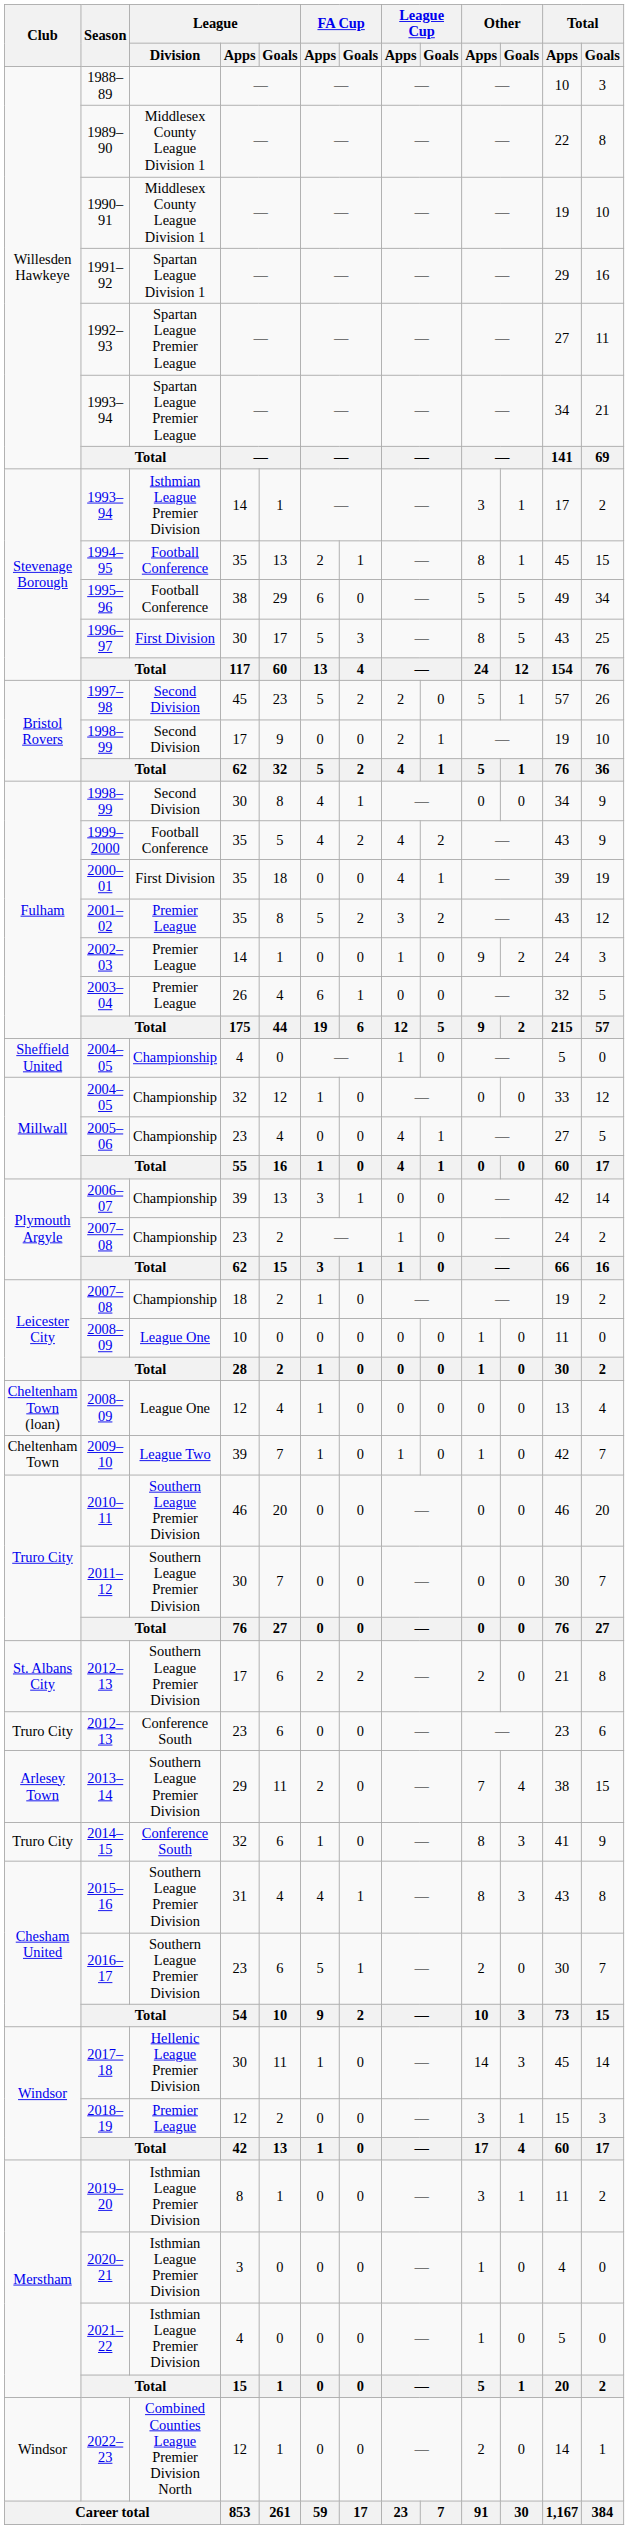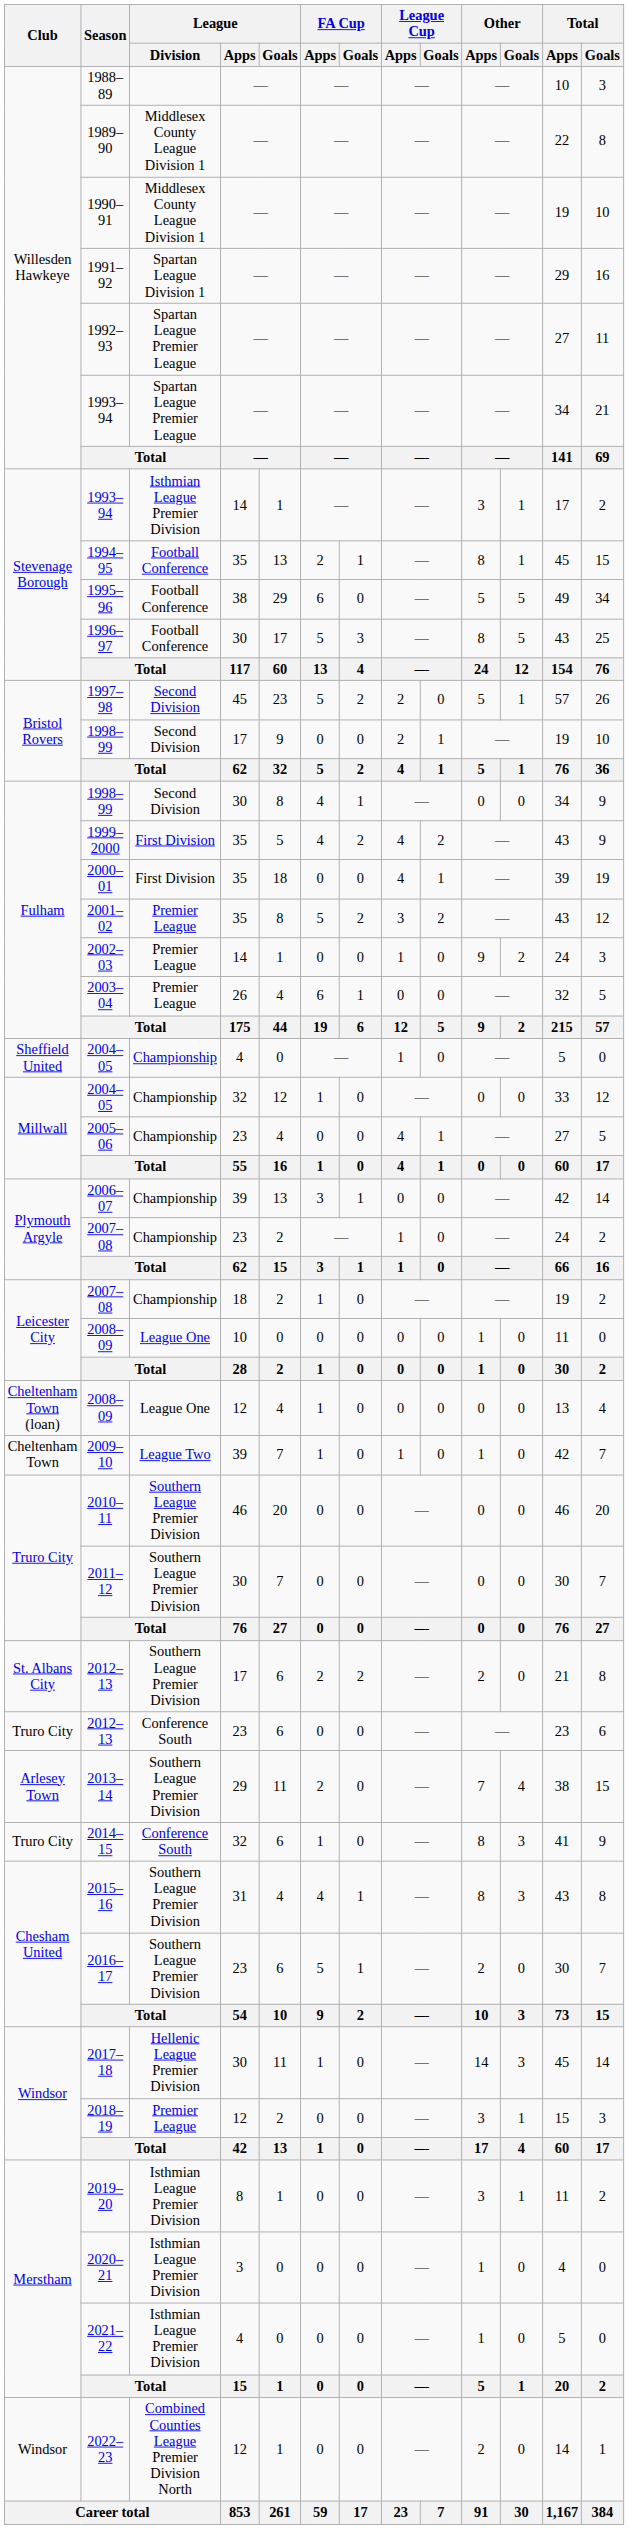(175, 638) First Division -> (175, 638) Football Conference
(175, 840) Football Conference -> (175, 840) First Division
